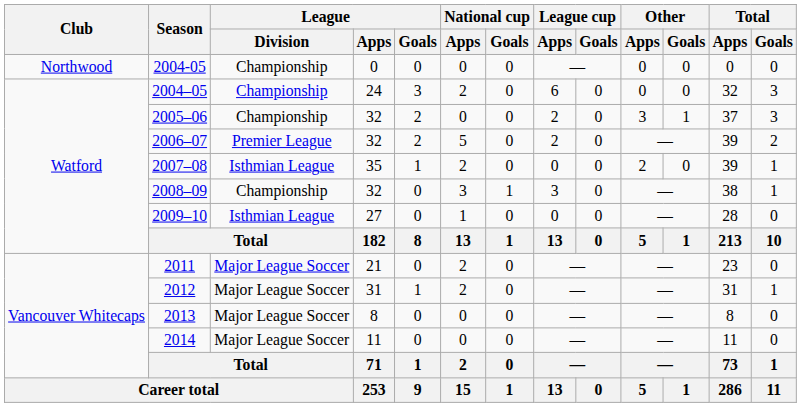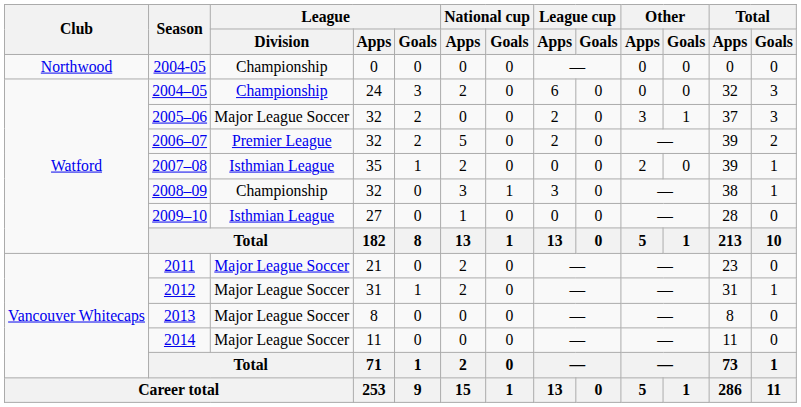(282, 116) Championship -> (282, 116) Major League Soccer
